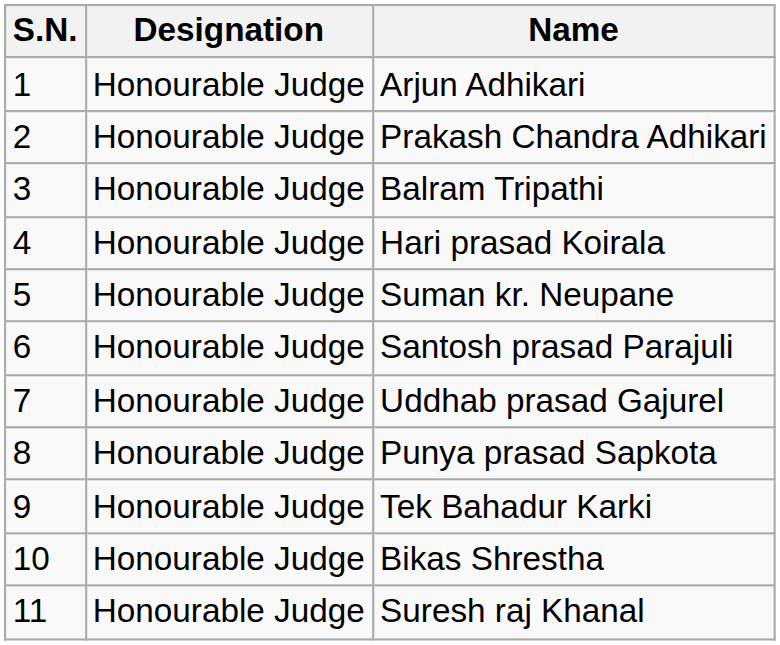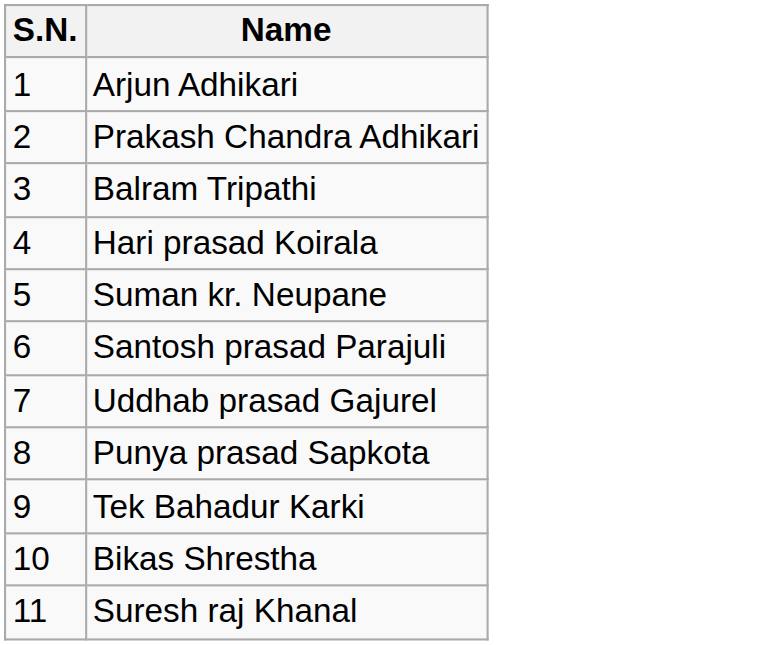- column: (229, 30)
